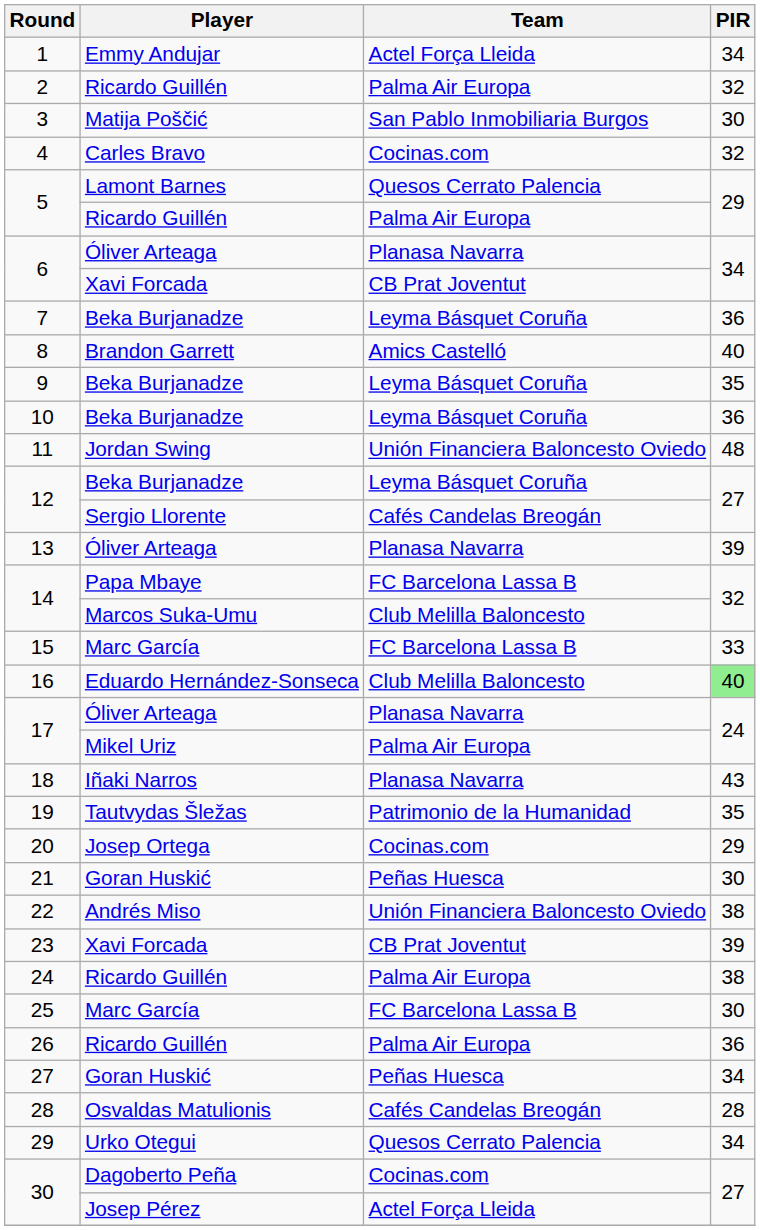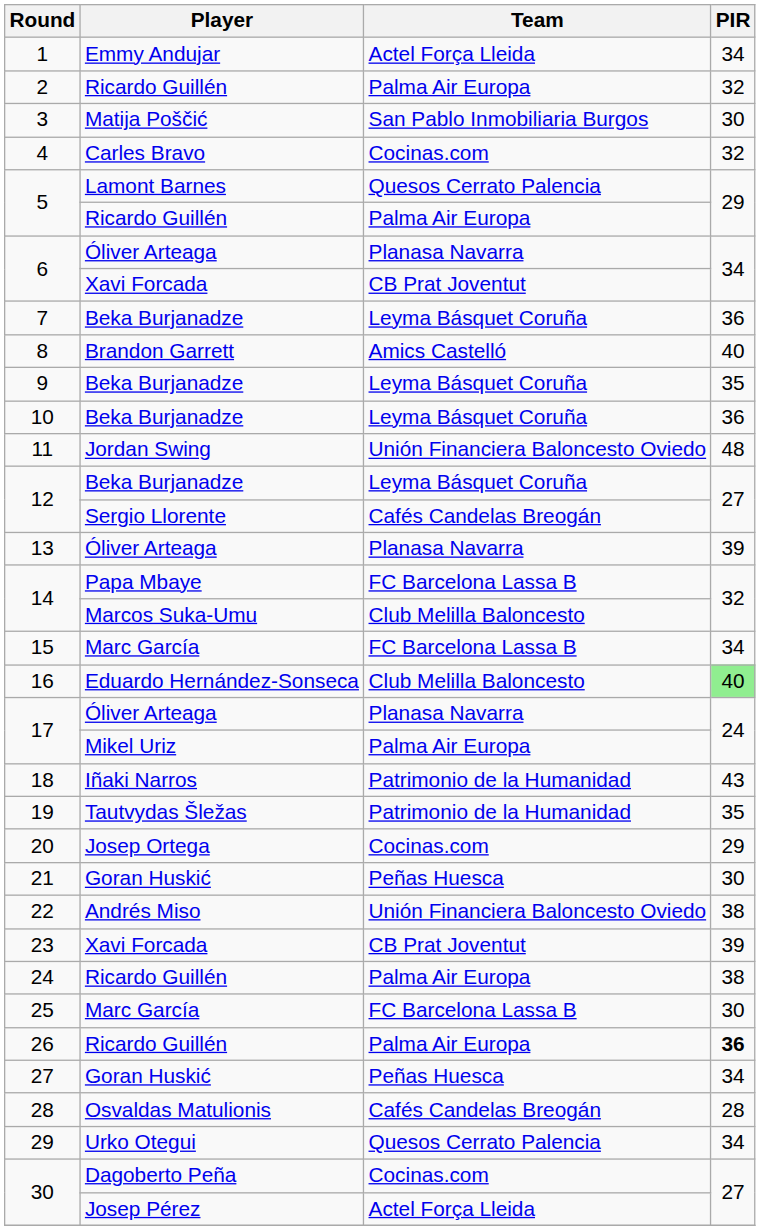(733, 647) 33 -> (733, 647) 34
(446, 779) Planasa Navarra -> (500, 779) Patrimonio de la Humanidad
(733, 1043) normal -> (733, 1043) bold
